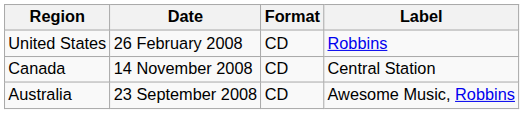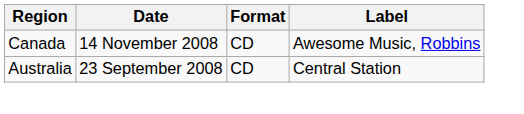- row: (57, 43)
(381, 69) Central Station -> (387, 43) Awesome Music, Robbins
(421, 95) Awesome Music, Robbins -> (347, 69) Central Station
